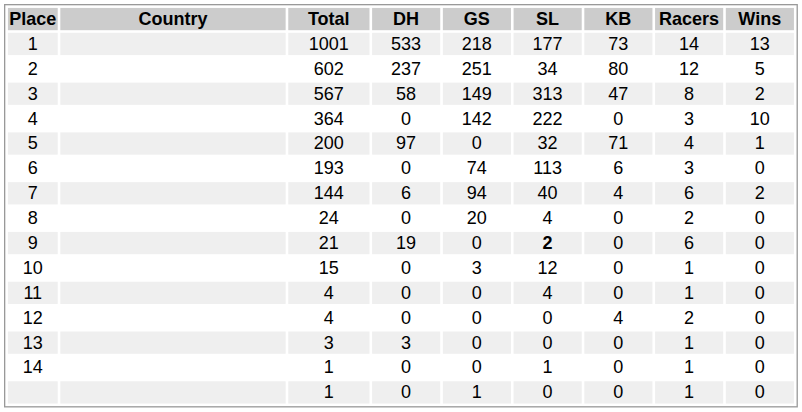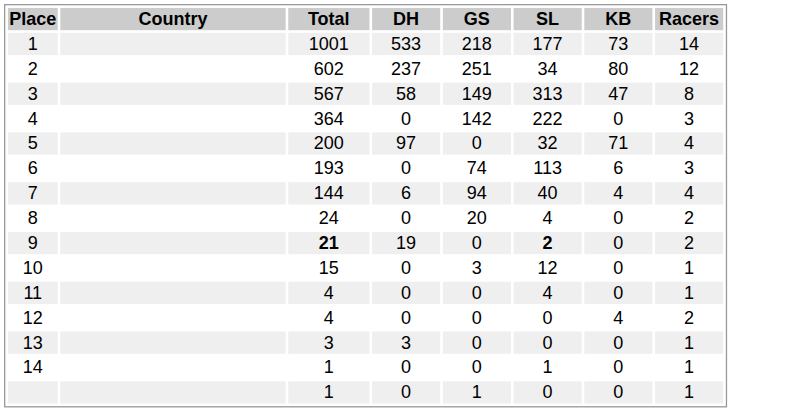- column: (760, 19)
(689, 193) 6 -> (689, 193) 4
(329, 243) normal -> (329, 243) bold
(689, 243) 6 -> (689, 243) 2
